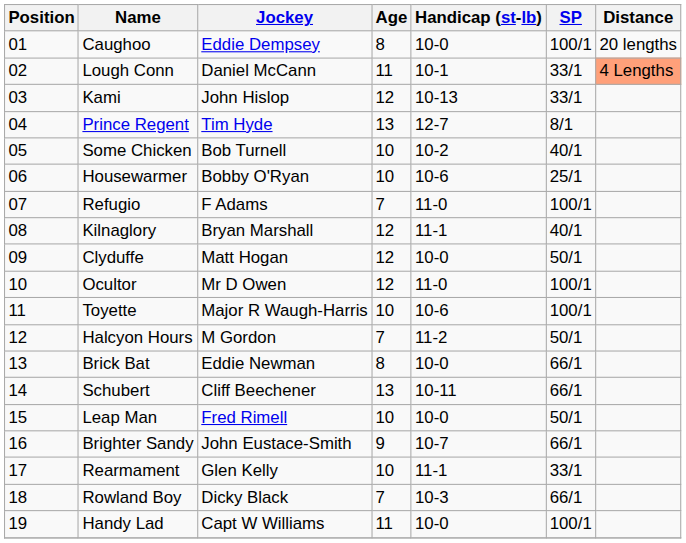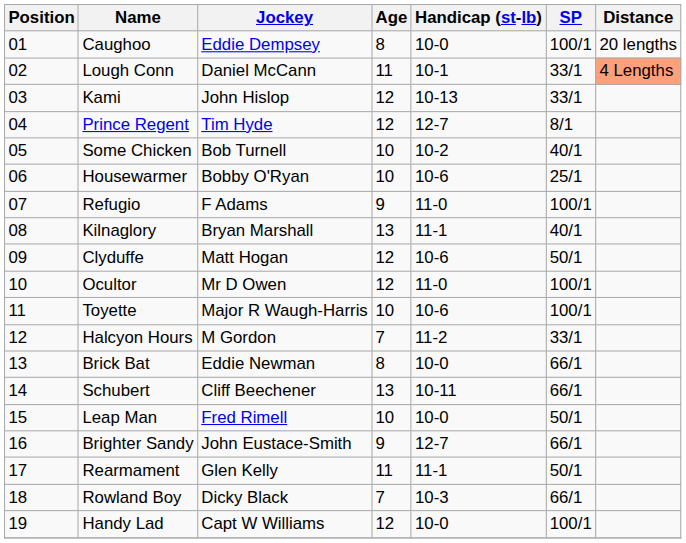(385, 124) 13 -> (385, 124) 12
(380, 204) 7 -> (380, 204) 9
(385, 230) 12 -> (385, 230) 13
(432, 257) 10-0 -> (432, 257) 10-6
(566, 337) 50/1 -> (566, 337) 33/1
(432, 444) 10-7 -> (432, 444) 12-7
(385, 470) 10 -> (384, 470) 11
(566, 470) 33/1 -> (566, 470) 50/1
(384, 524) 11 -> (385, 524) 12
